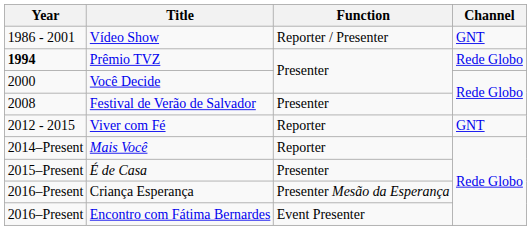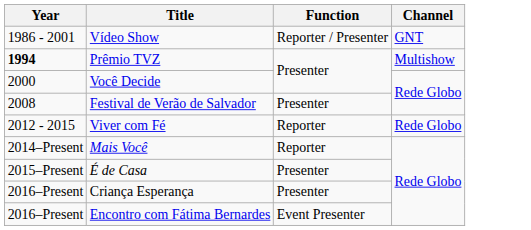(489, 59) Rede Globo -> (425, 59) Multishow
(470, 125) GNT -> (428, 125) Rede Globo
(363, 192) Presenter Mesão da Esperança -> (303, 192) Presenter
